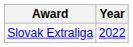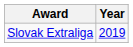(112, 33) 2022 -> (112, 33) 2019
